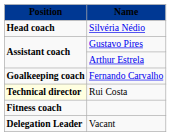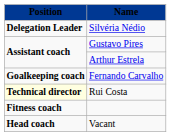(31, 28) Head coach -> (44, 28) Delegation Leader
(44, 124) Delegation Leader -> (31, 124) Head coach
